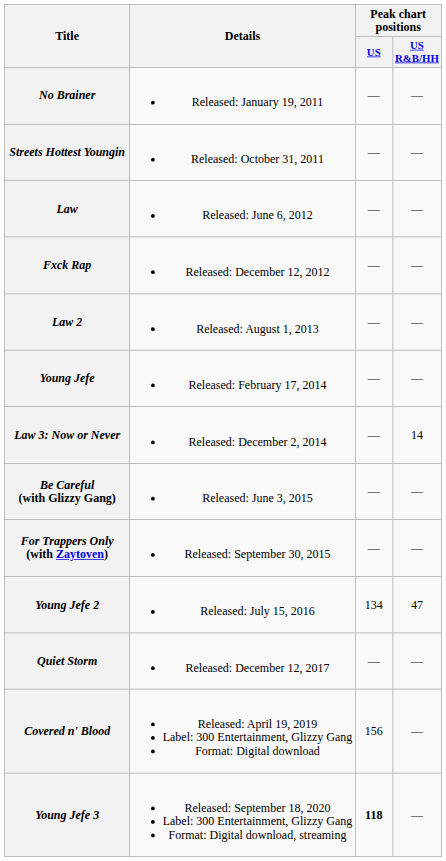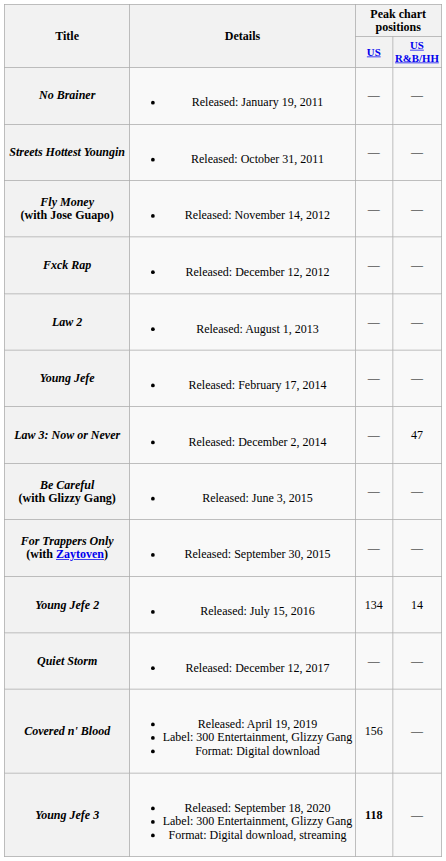- row: (67, 208)
+ row: (67, 208)
(417, 435) 14 -> (417, 435) 47
(417, 604) 47 -> (417, 604) 14
